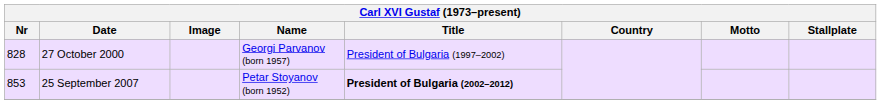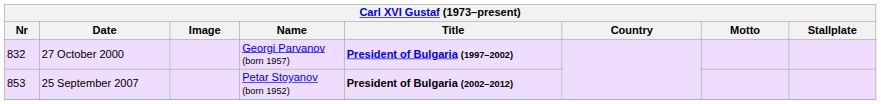(16, 54) 828 -> (16, 54) 832
(426, 54) normal -> (430, 54) bold
